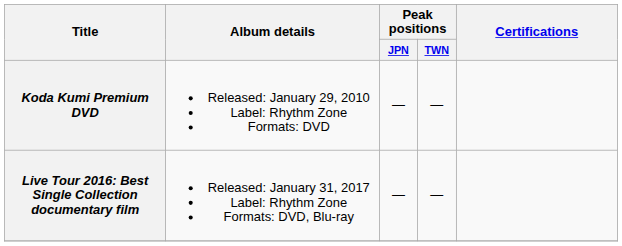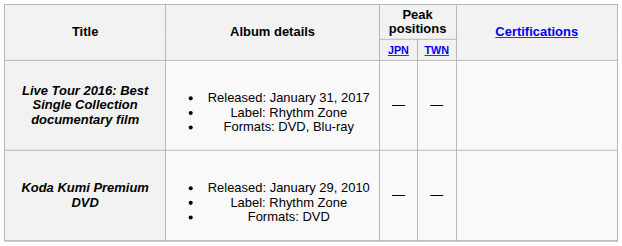rows swapped: (85, 105) <-> (85, 195)
